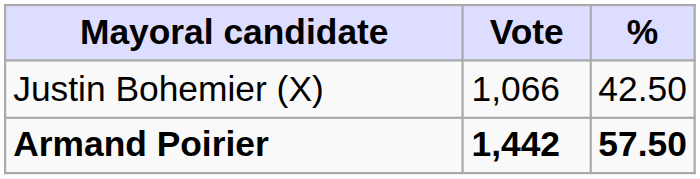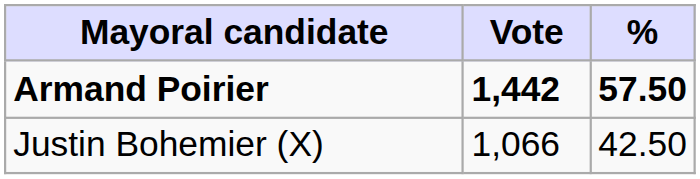rows swapped: (141, 144) <-> (169, 88)
